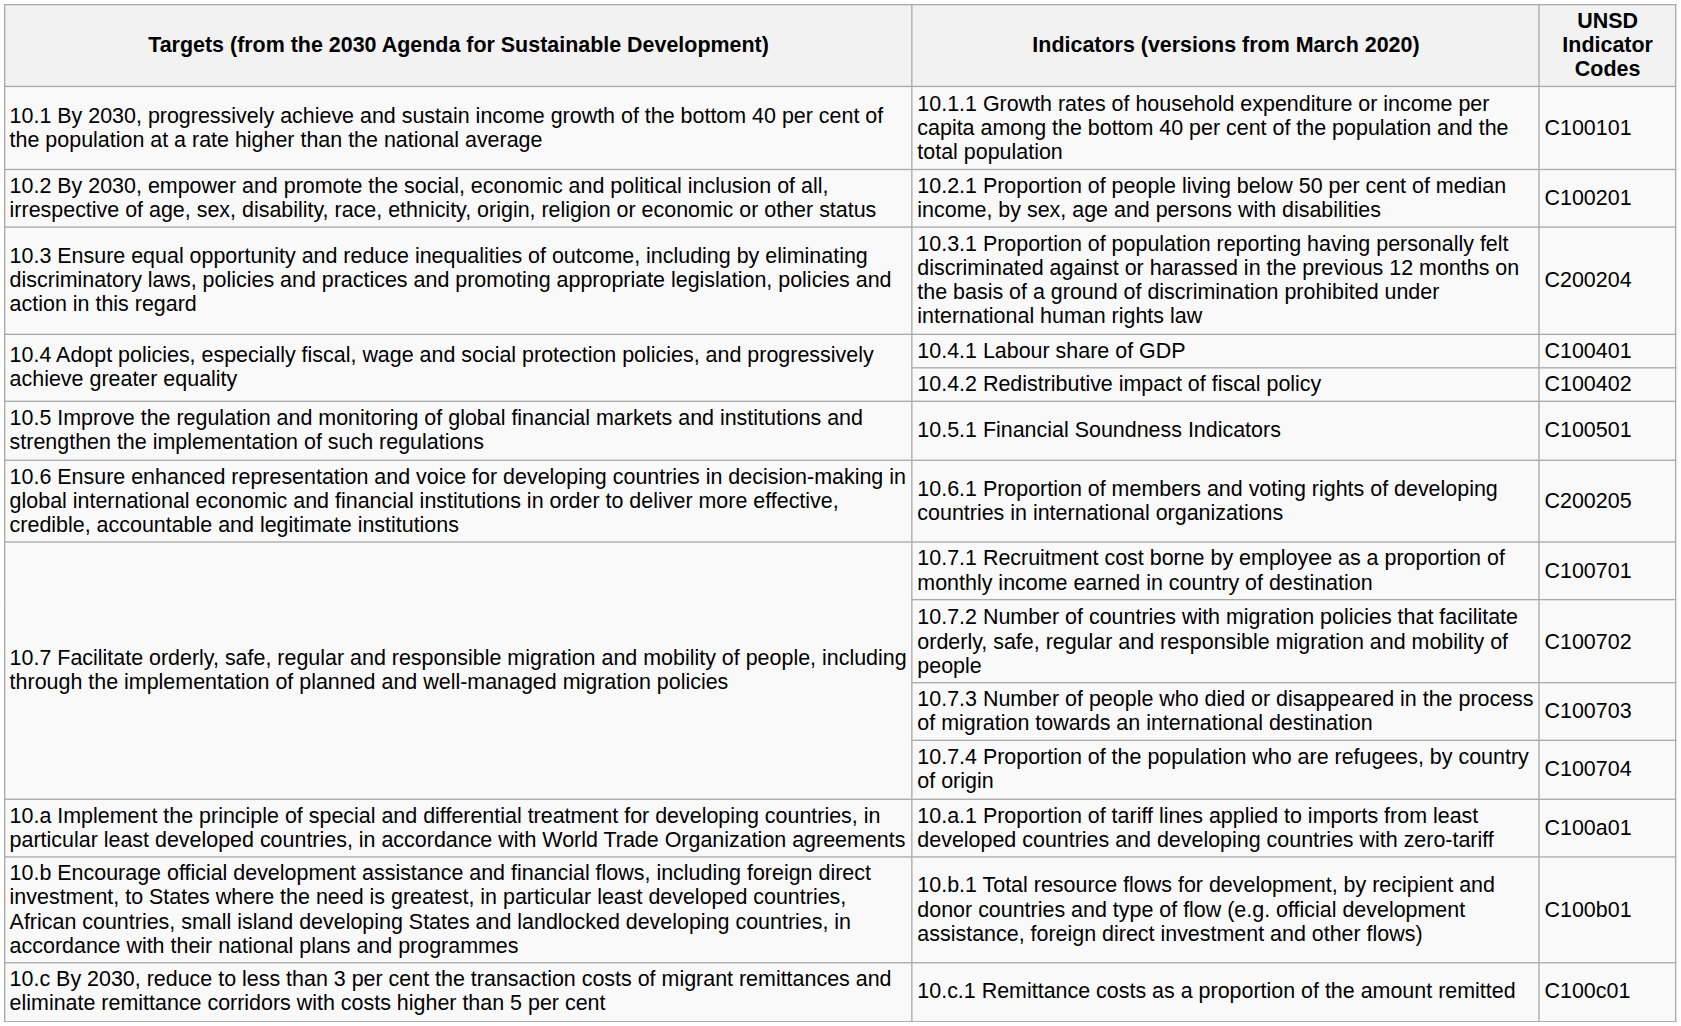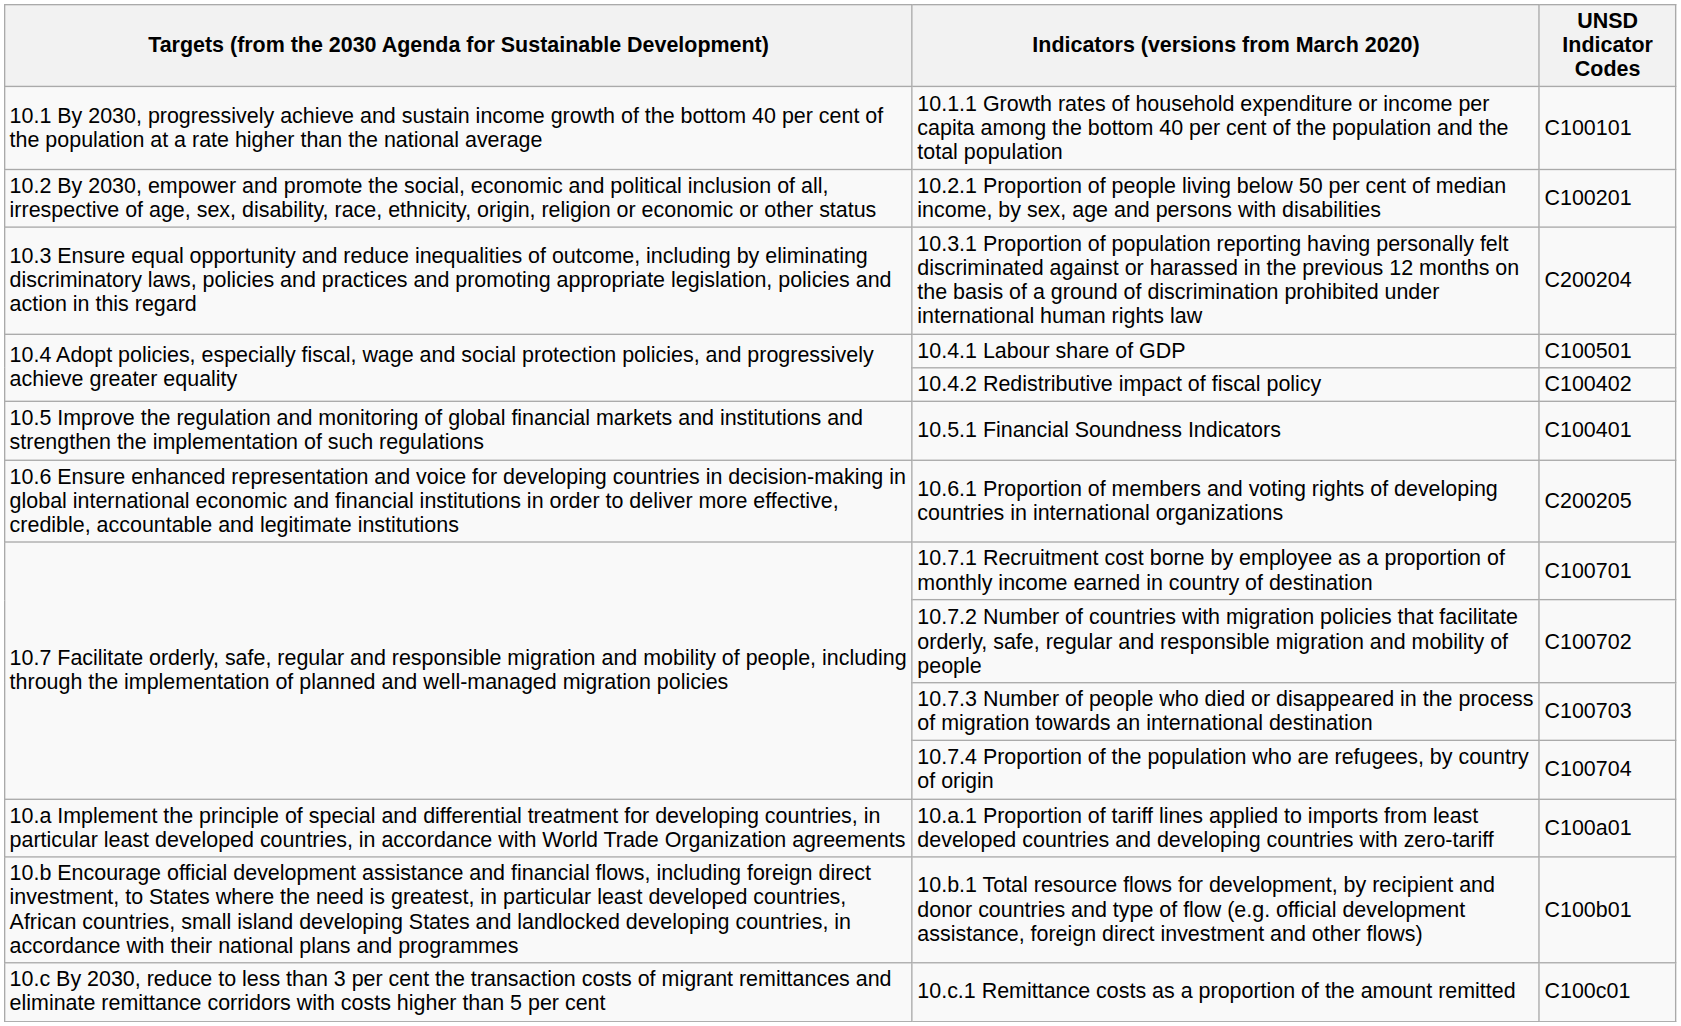(1588, 350) C100401 -> (1588, 350) C100501
(1588, 430) C100501 -> (1588, 430) C100401
